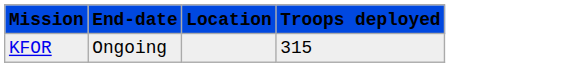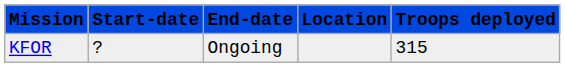+ column: (146, 19)
